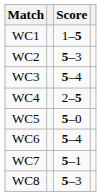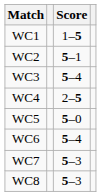(72, 56) 5–3 -> (72, 56) 5–1
(72, 160) 5–1 -> (72, 160) 5–3
